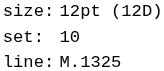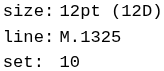rows swapped: (23, 37) <-> (29, 62)
